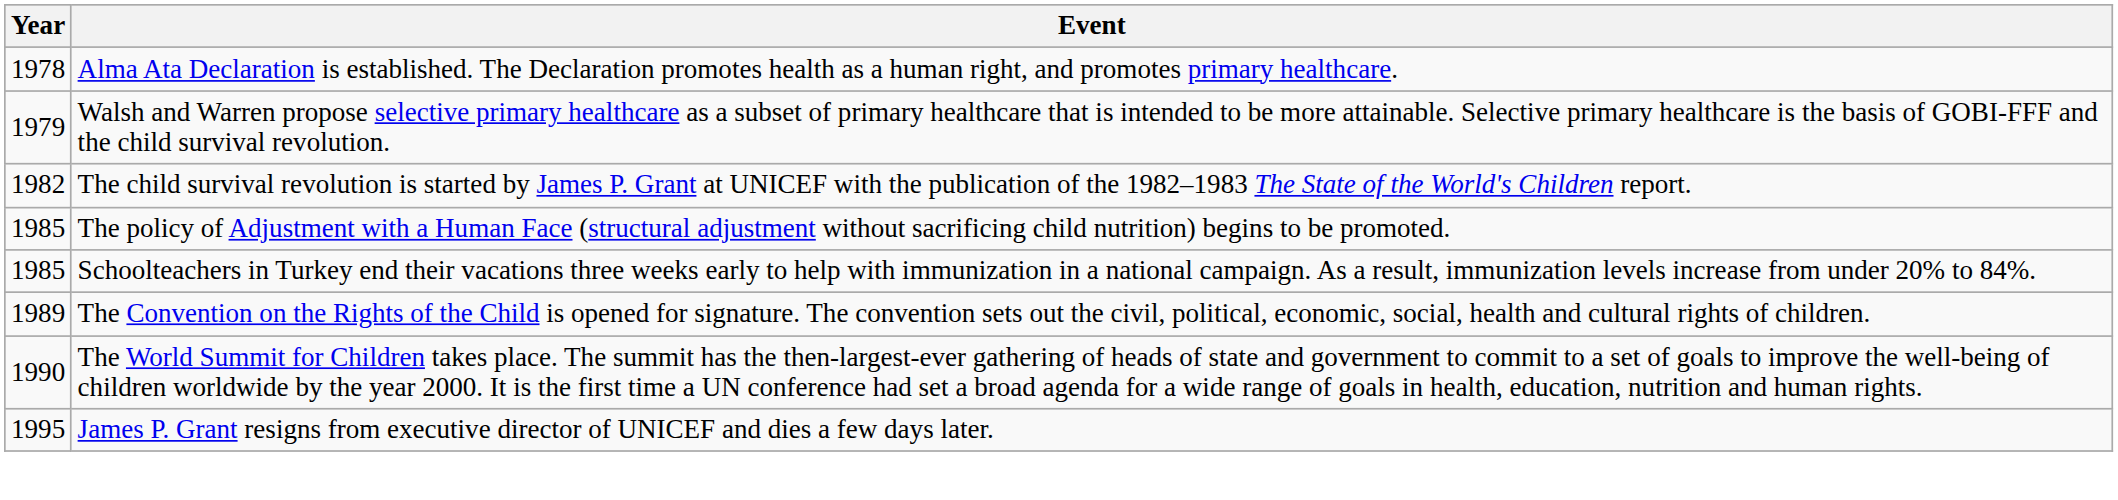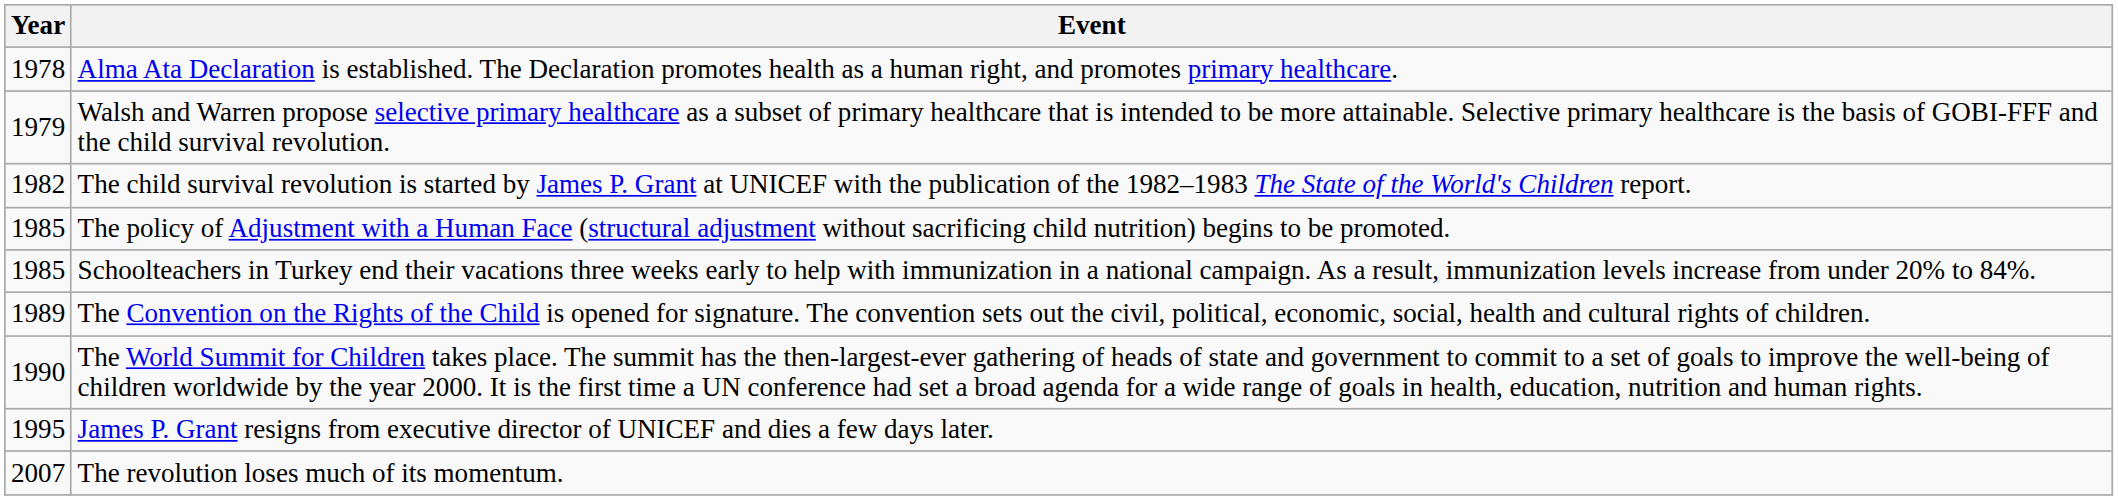+ row: (321, 472)
